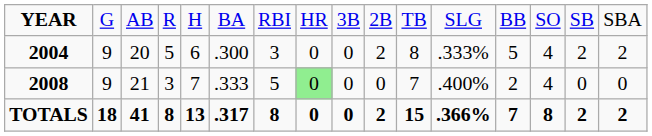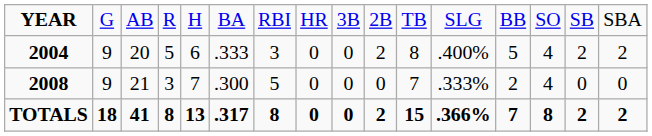(231, 51) .300 -> (231, 51) .333
(463, 51) .333% -> (463, 51) .400%
(231, 83) .333 -> (231, 83) .300
(314, 83) lightgreen background -> (314, 83) no background
(463, 83) .400% -> (463, 83) .333%
